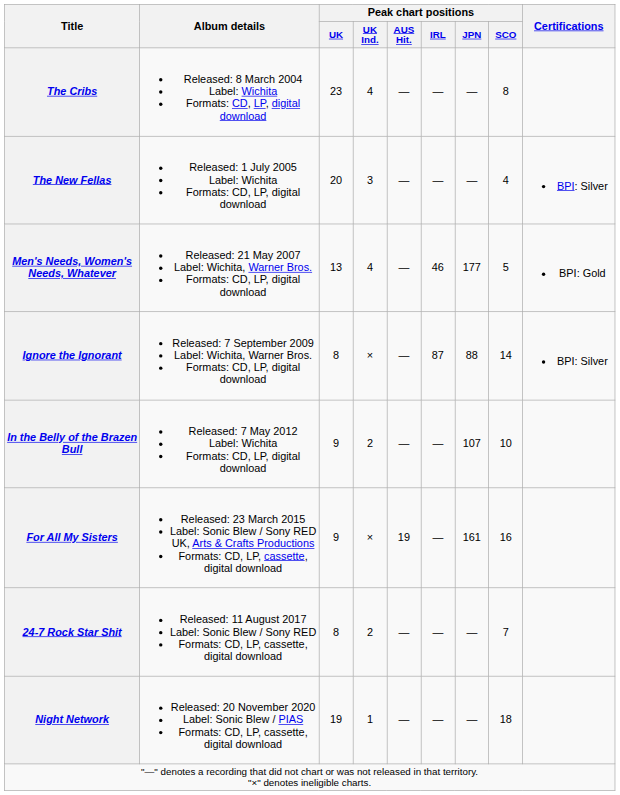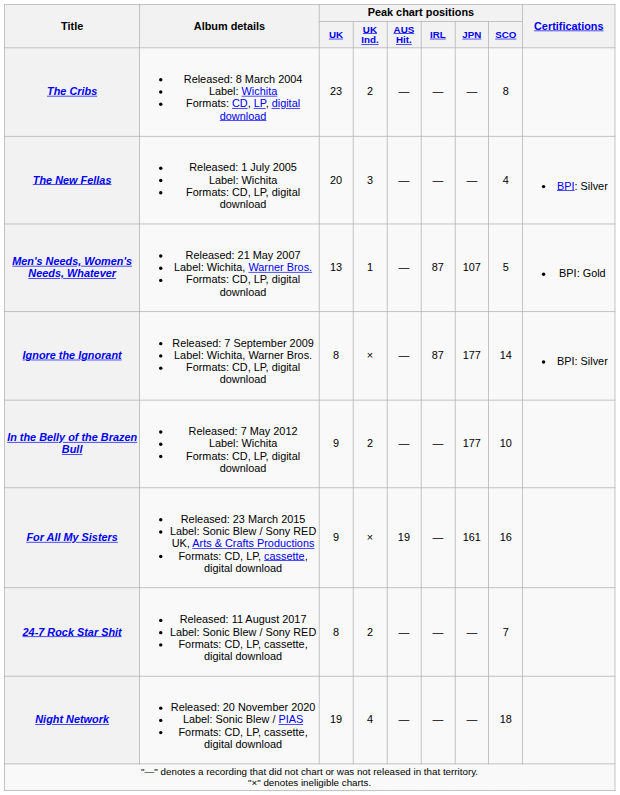(370, 92) 4 -> (370, 92) 2
(370, 268) 4 -> (370, 268) 1
(438, 268) 46 -> (438, 268) 87
(472, 268) 177 -> (472, 268) 107
(472, 356) 88 -> (472, 356) 177
(472, 443) 107 -> (472, 443) 177
(370, 720) 1 -> (370, 720) 4
